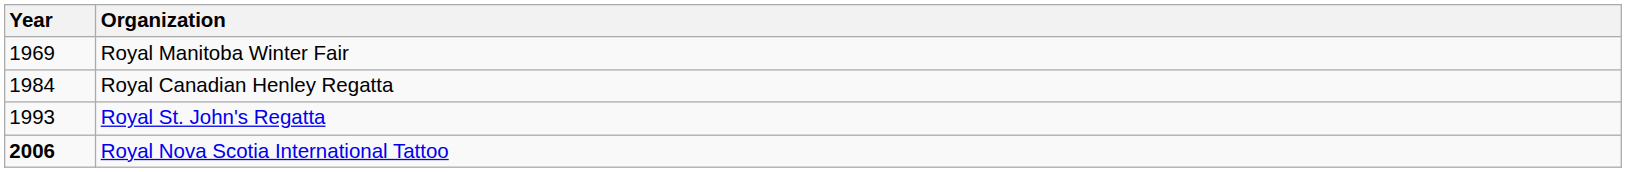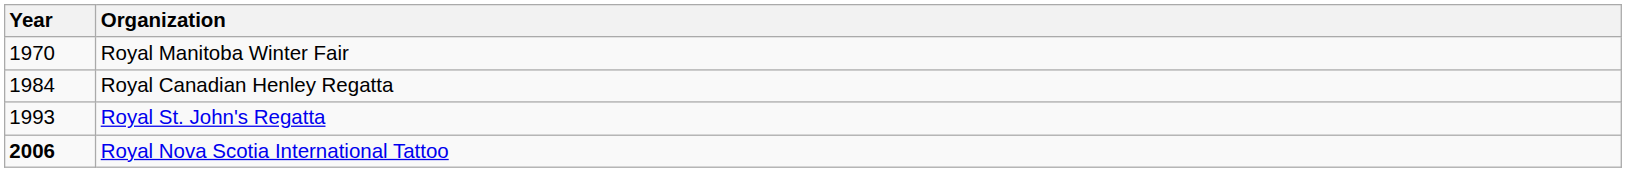(32, 53) 1969 -> (32, 53) 1970
